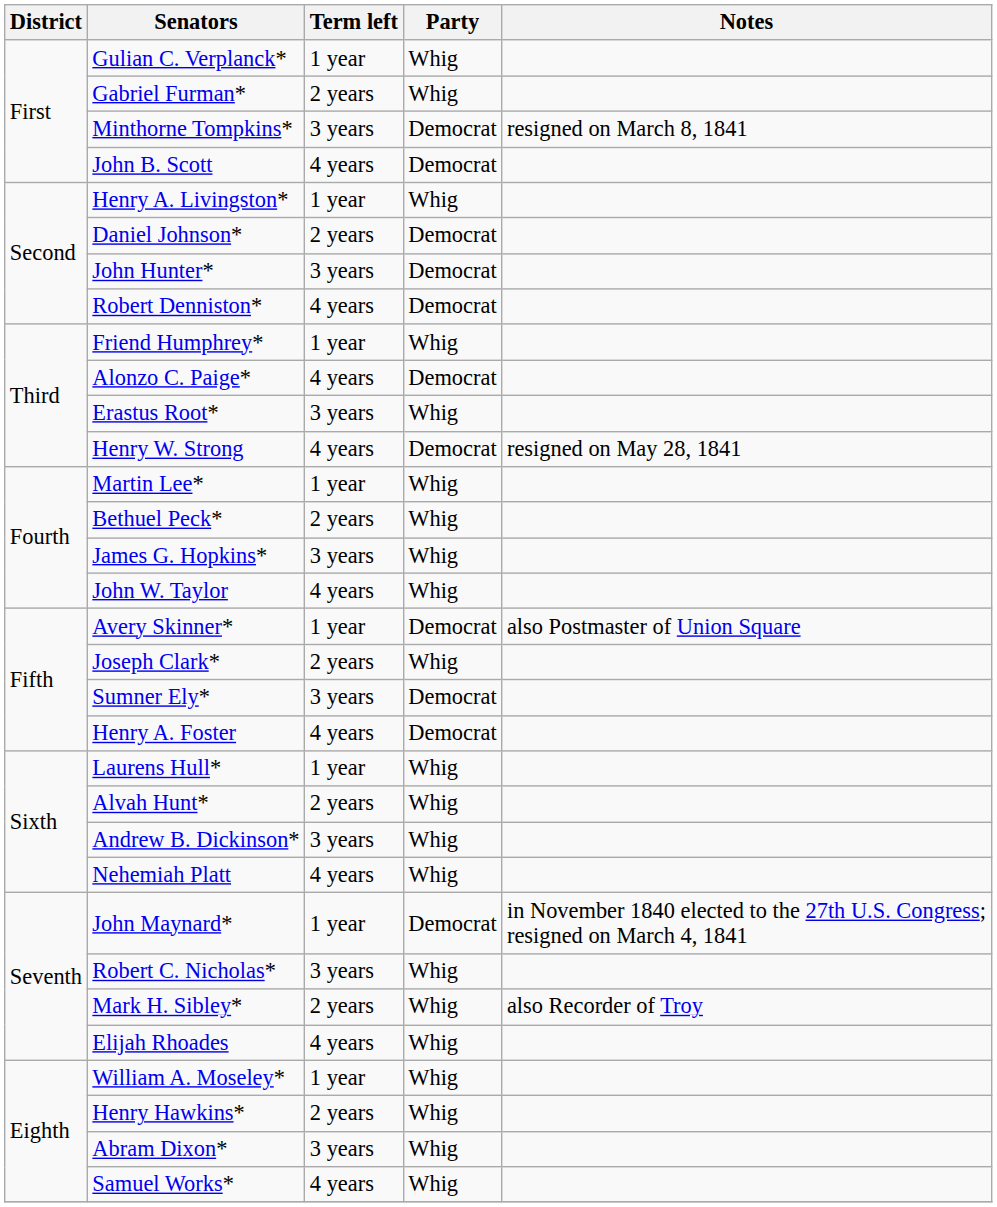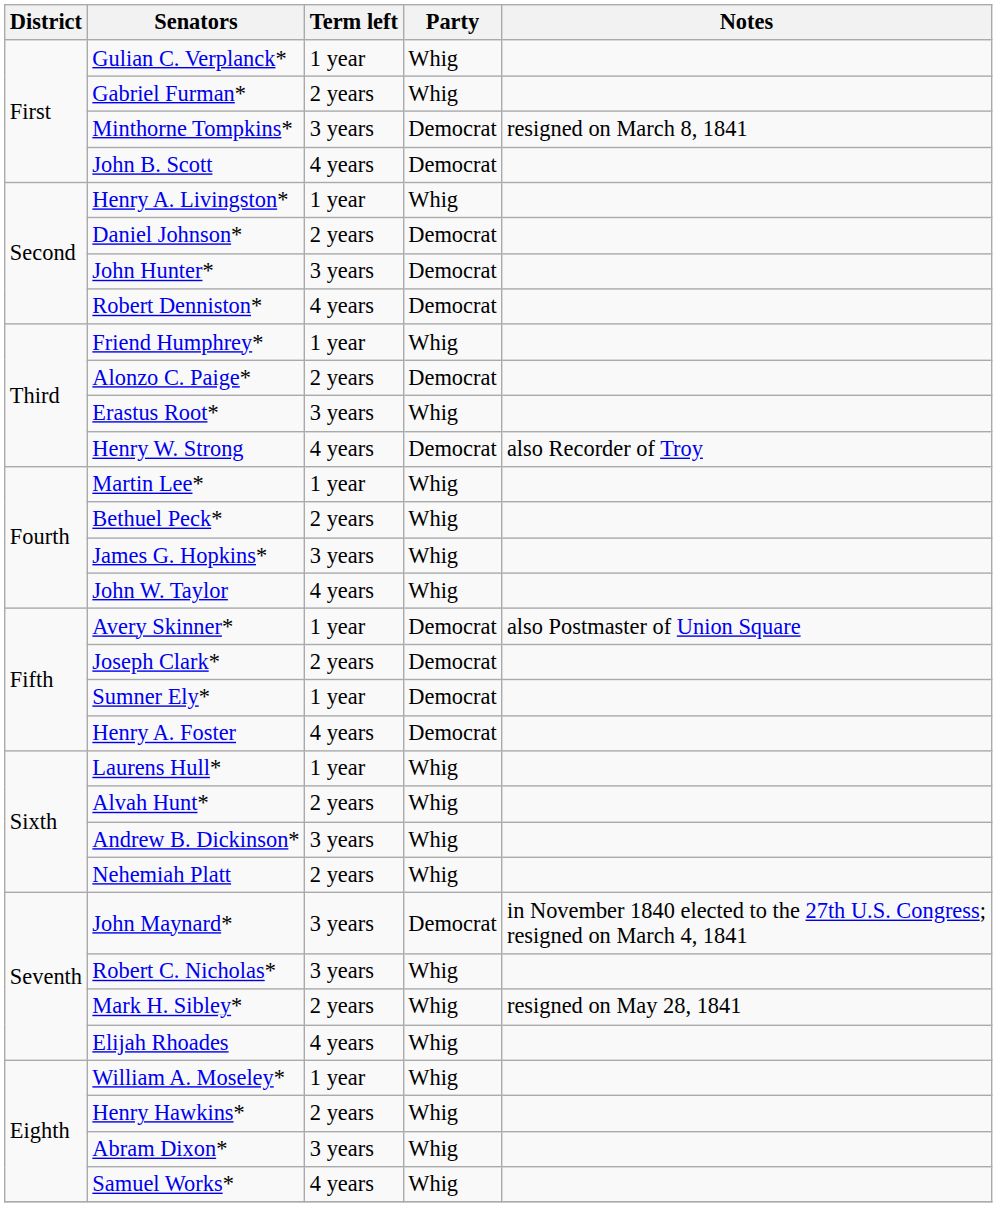(342, 377) 4 years -> (342, 377) 2 years
(624, 448) resigned on May 28, 1841 -> (605, 448) also Recorder of Troy
(433, 661) Whig -> (452, 661) Democrat
(342, 697) 3 years -> (338, 697) 1 year
(342, 874) 4 years -> (342, 874) 2 years
(338, 922) 1 year -> (342, 922) 3 years
(605, 1006) also Recorder of Troy -> (624, 1006) resigned on May 28, 1841
